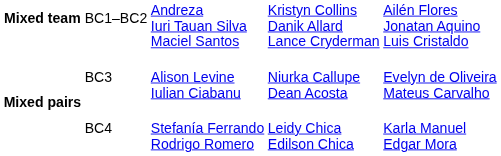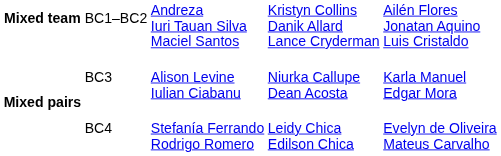(440, 85) Evelyn de Oliveira Mateus Carvalho -> (425, 85) Karla Manuel Edgar Mora
(425, 136) Karla Manuel Edgar Mora -> (440, 136) Evelyn de Oliveira Mateus Carvalho
